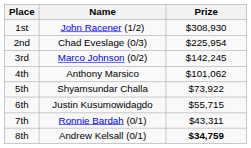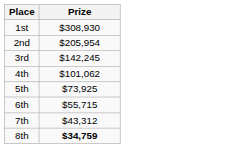- column: (103, 12)
(206, 43) $225,954 -> (80, 43) $205,954
(206, 89) $73,922 -> (80, 89) $73,925
(206, 120) $43,311 -> (80, 120) $43,312
